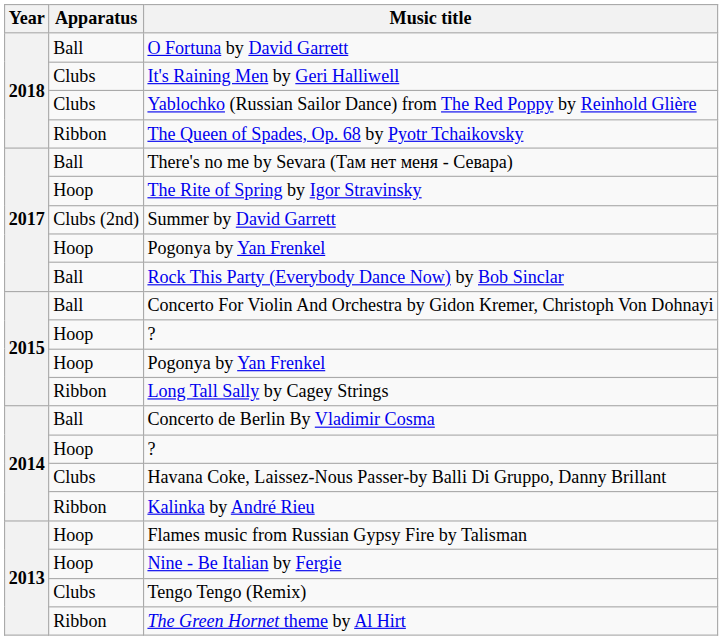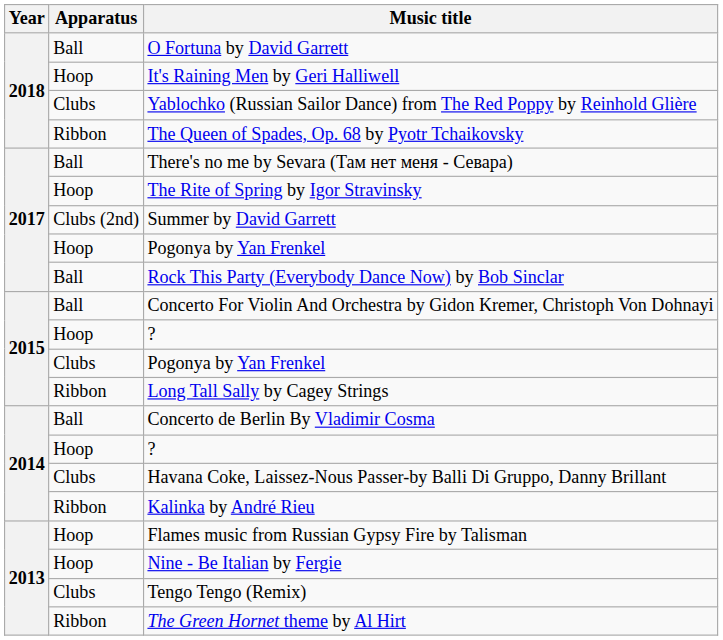(74, 76) Clubs -> (73, 76) Hoop
(73, 362) Hoop -> (74, 362) Clubs
